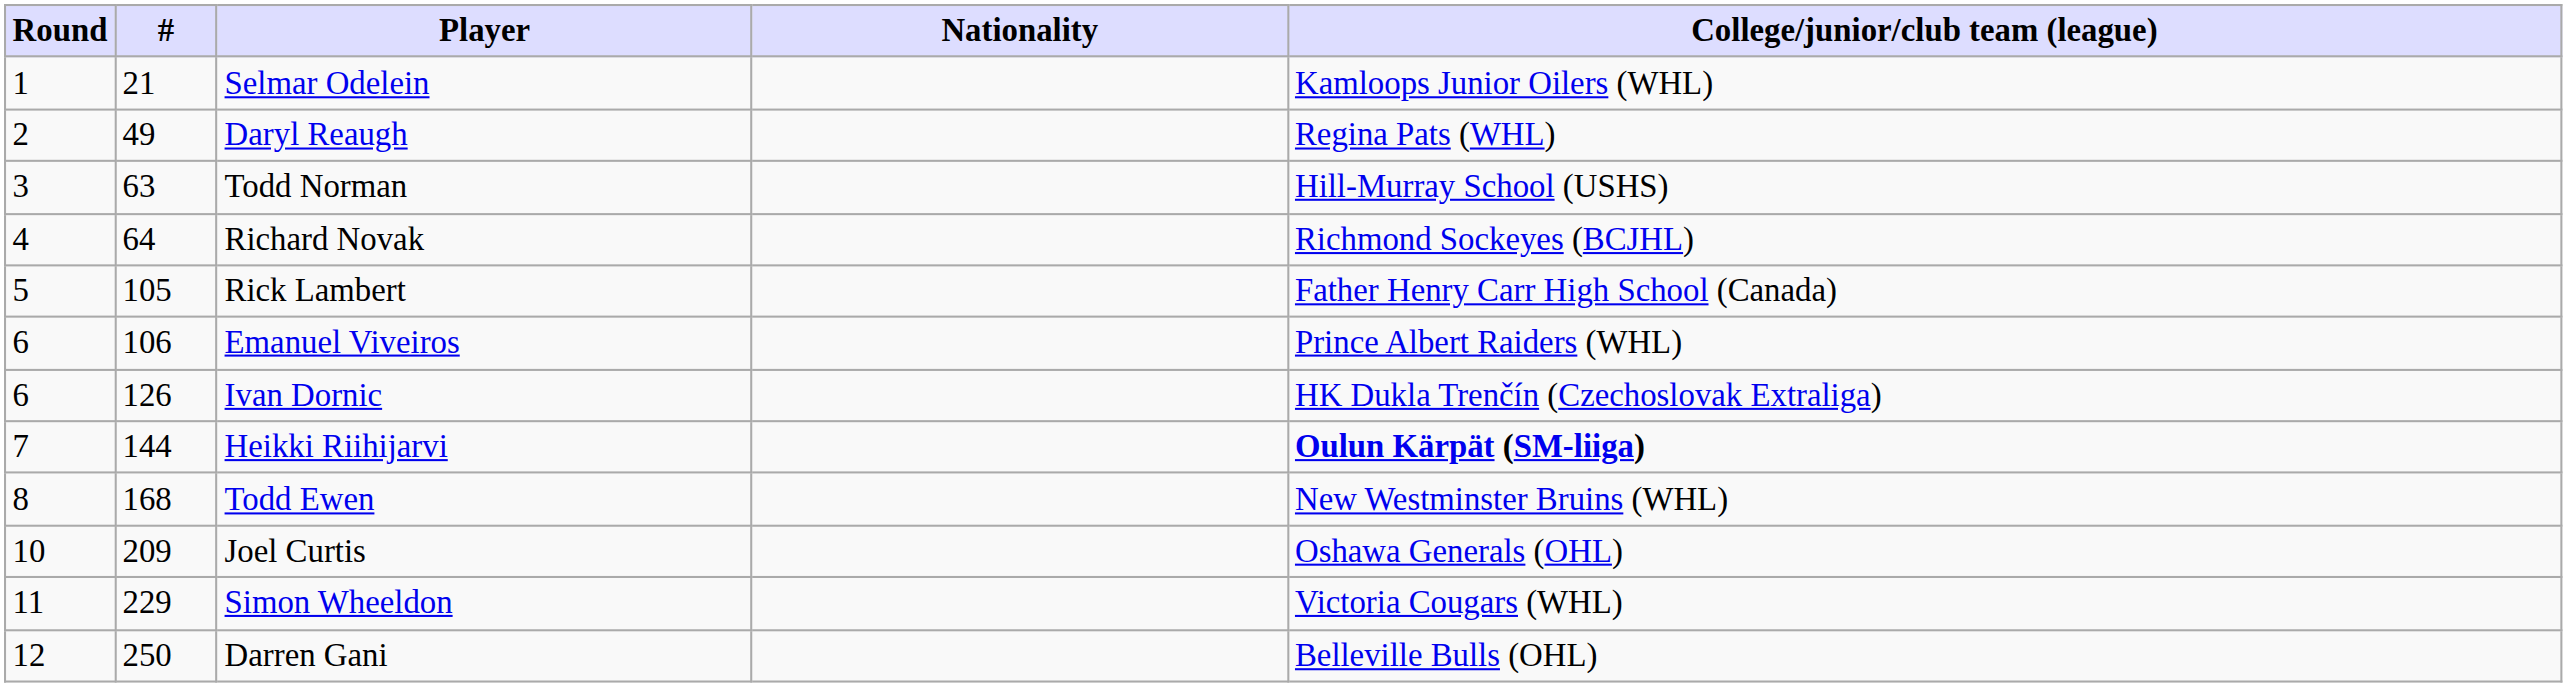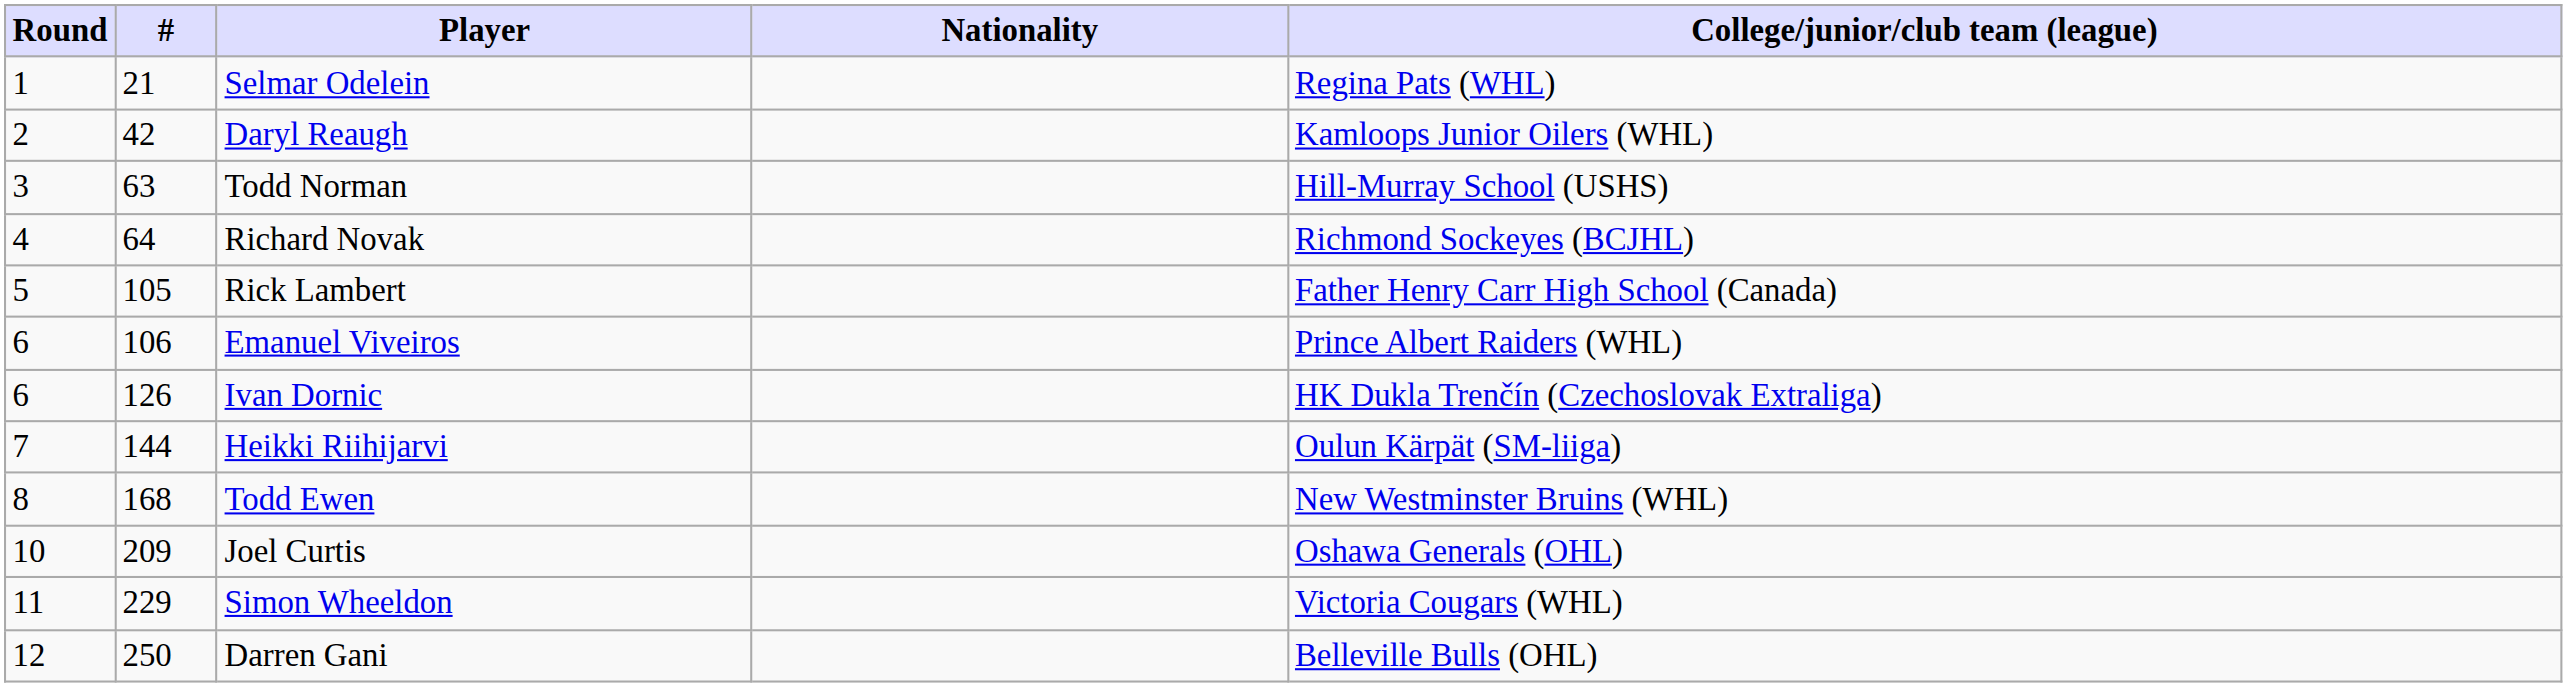(1504, 82) Kamloops Junior Oilers (WHL) -> (1425, 82) Regina Pats (WHL)
(139, 134) 49 -> (139, 134) 42
(1425, 134) Regina Pats (WHL) -> (1504, 134) Kamloops Junior Oilers (WHL)
(1470, 446) bold -> (1458, 446) normal
